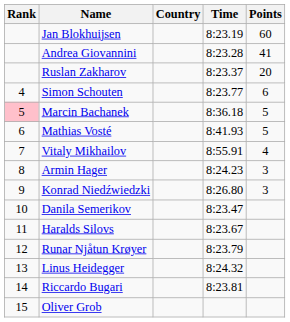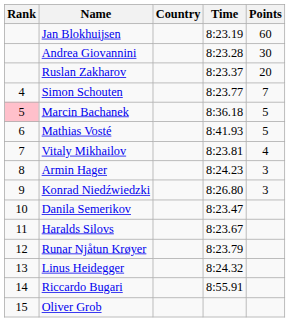(265, 53) 41 -> (265, 53) 30
(265, 92) 6 -> (265, 92) 7
(225, 151) 8:55.91 -> (225, 151) 8:23.81
(225, 287) 8:23.81 -> (225, 287) 8:55.91
